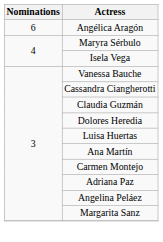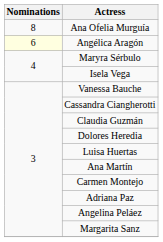+ row: (110, 27)
(33, 27) no background -> (33, 43) lightyellow background
